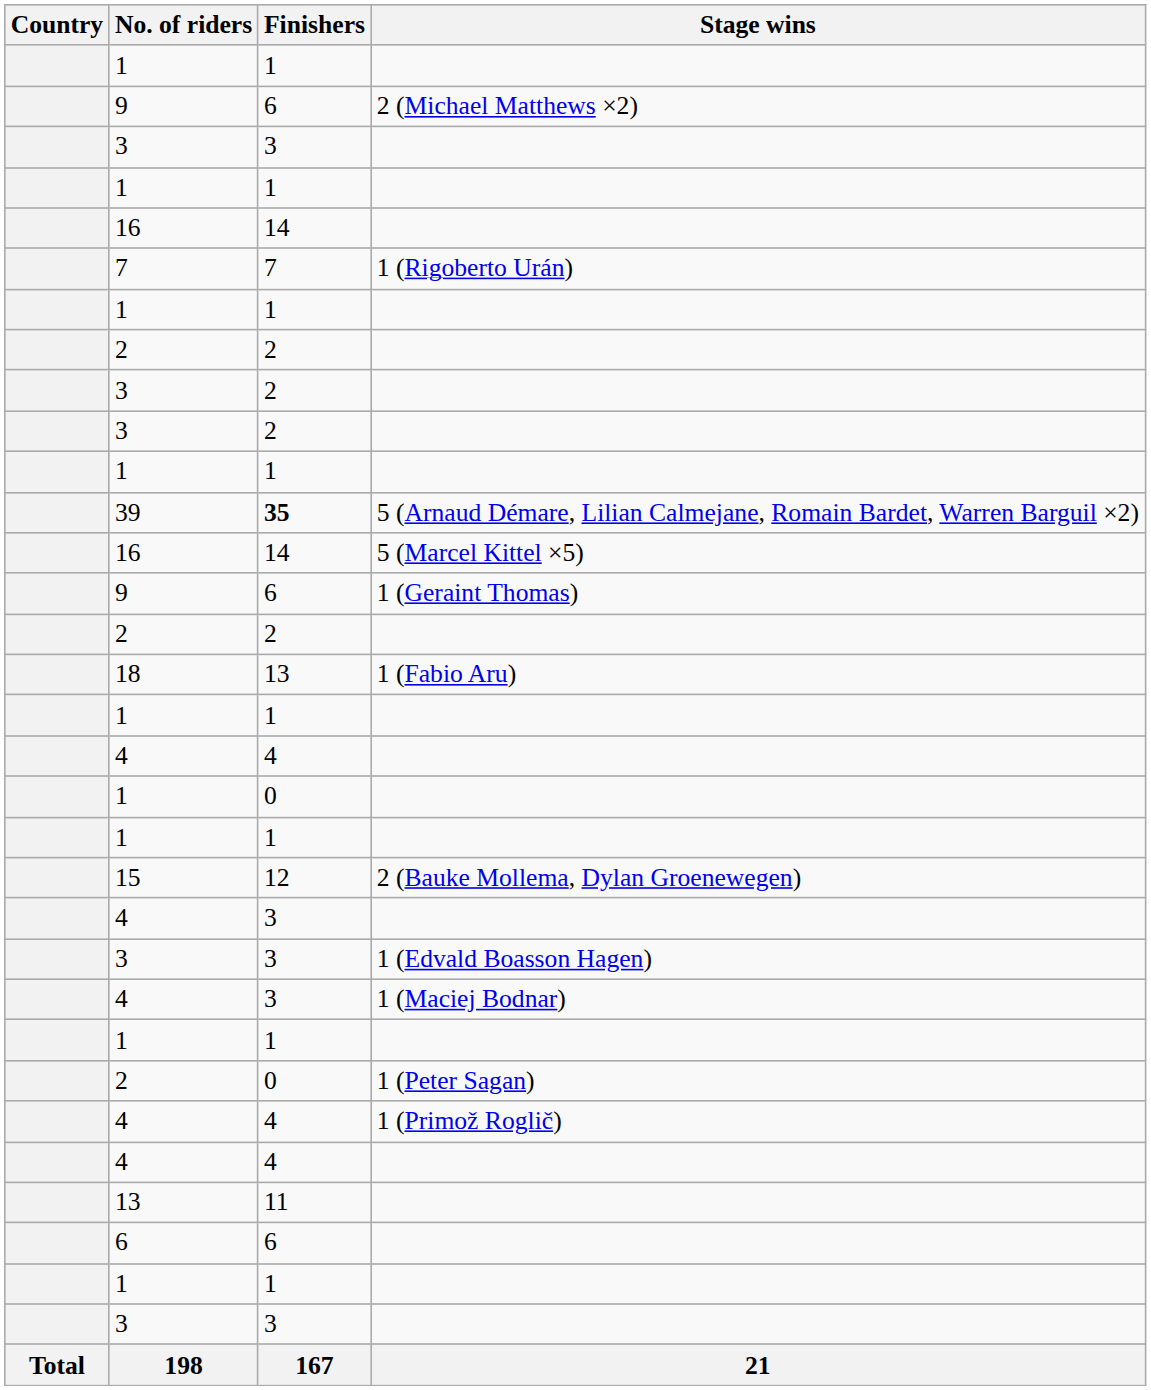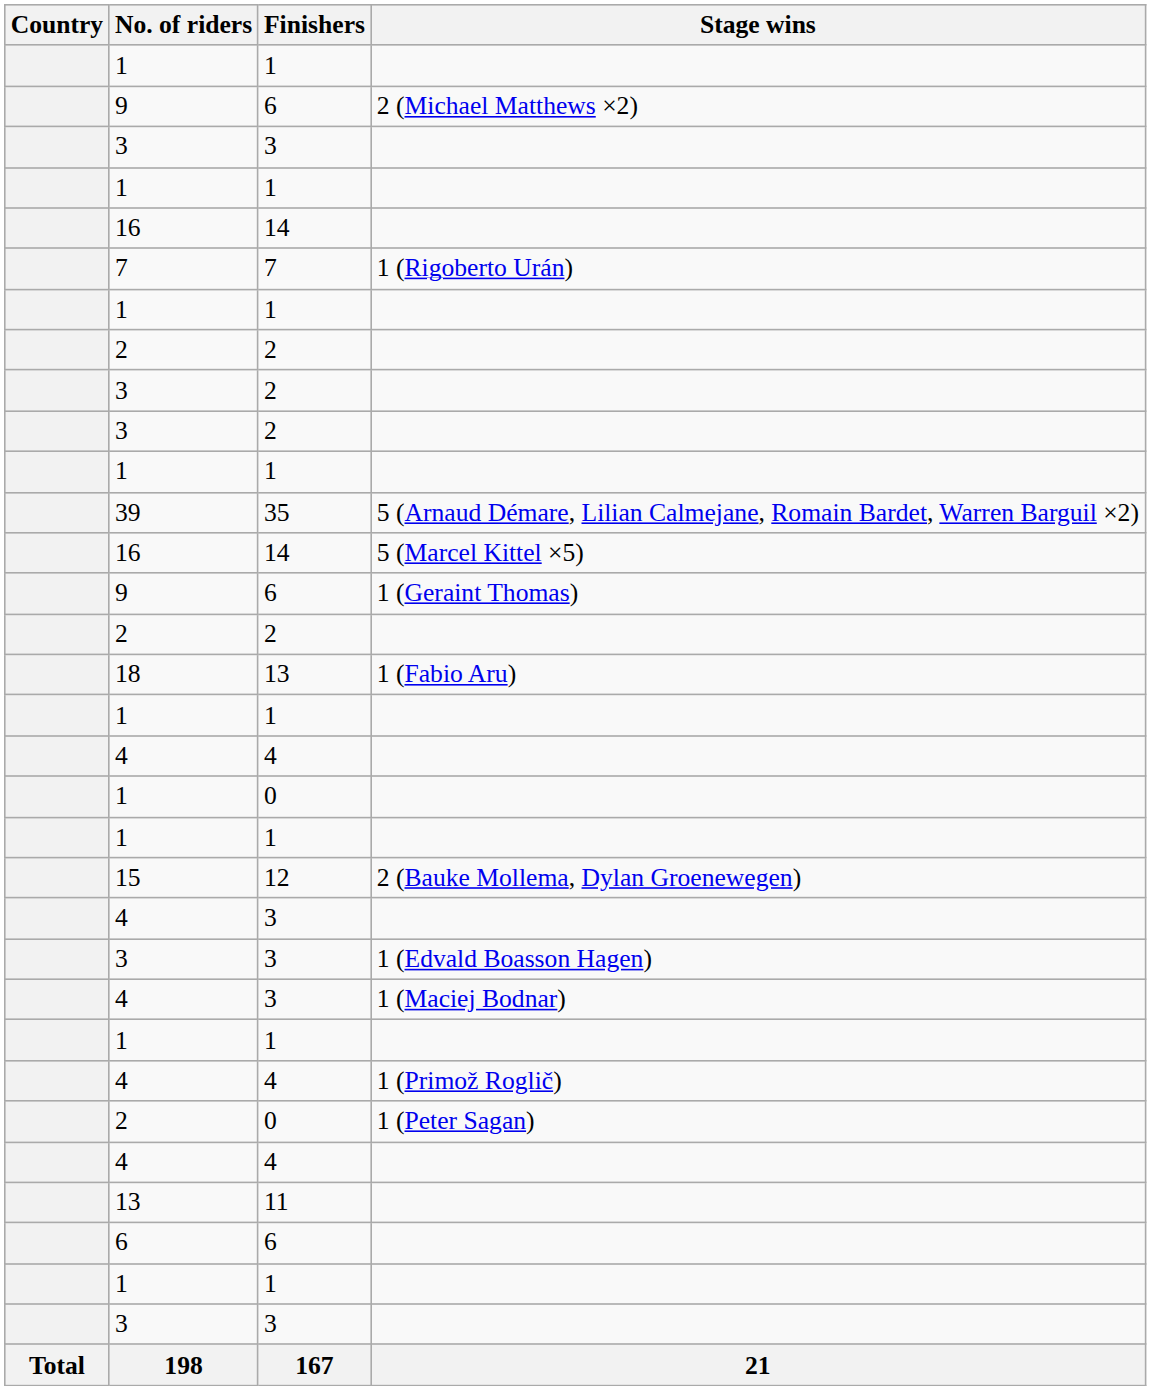(277, 512) bold -> (277, 512) normal
rows swapped: (121, 1080) <-> (121, 1120)
